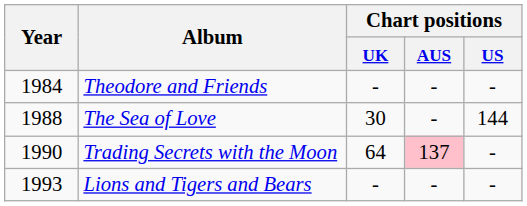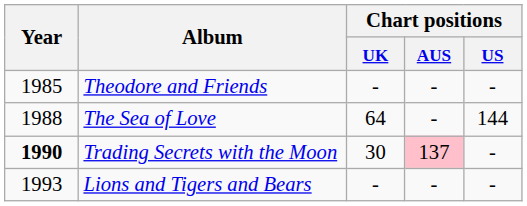(42, 86) 1984 -> (42, 86) 1985
(375, 119) 30 -> (375, 119) 64
(42, 151) normal -> (42, 151) bold
(375, 151) 64 -> (375, 151) 30
